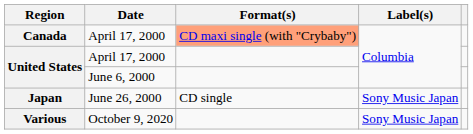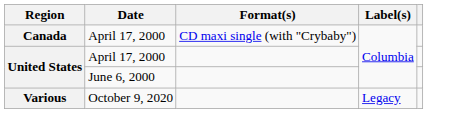(268, 35) lightsalmon background -> (268, 35) no background
- row: (45, 98)
(410, 118) Sony Music Japan -> (381, 98) Legacy
